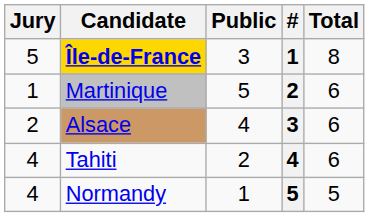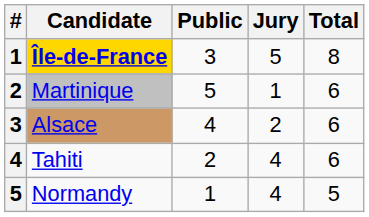columns swapped: (293, 21) <-> (33, 21)
